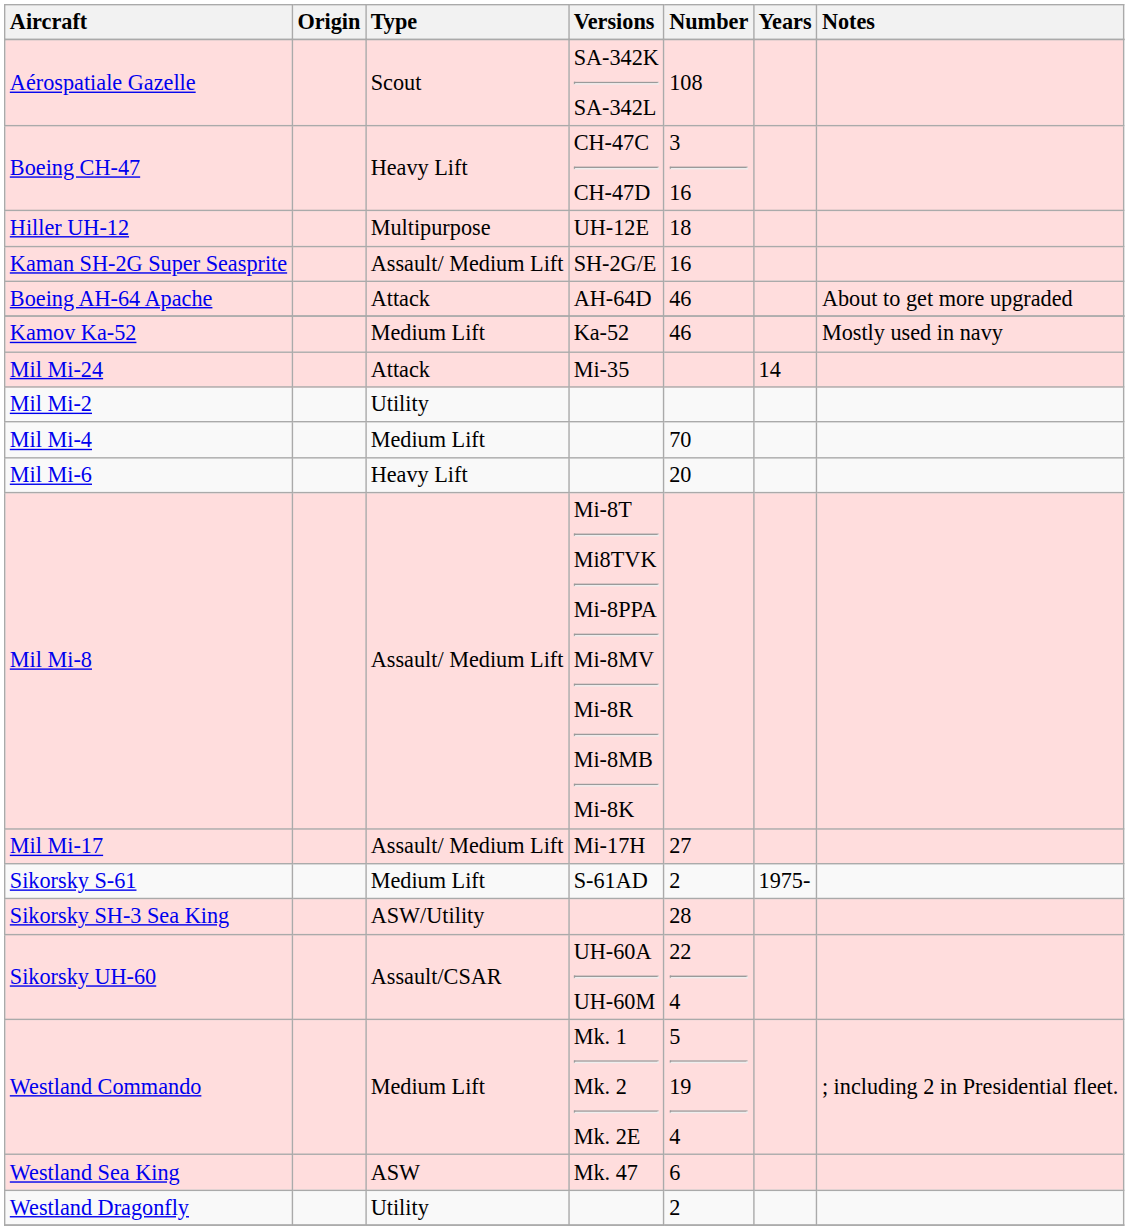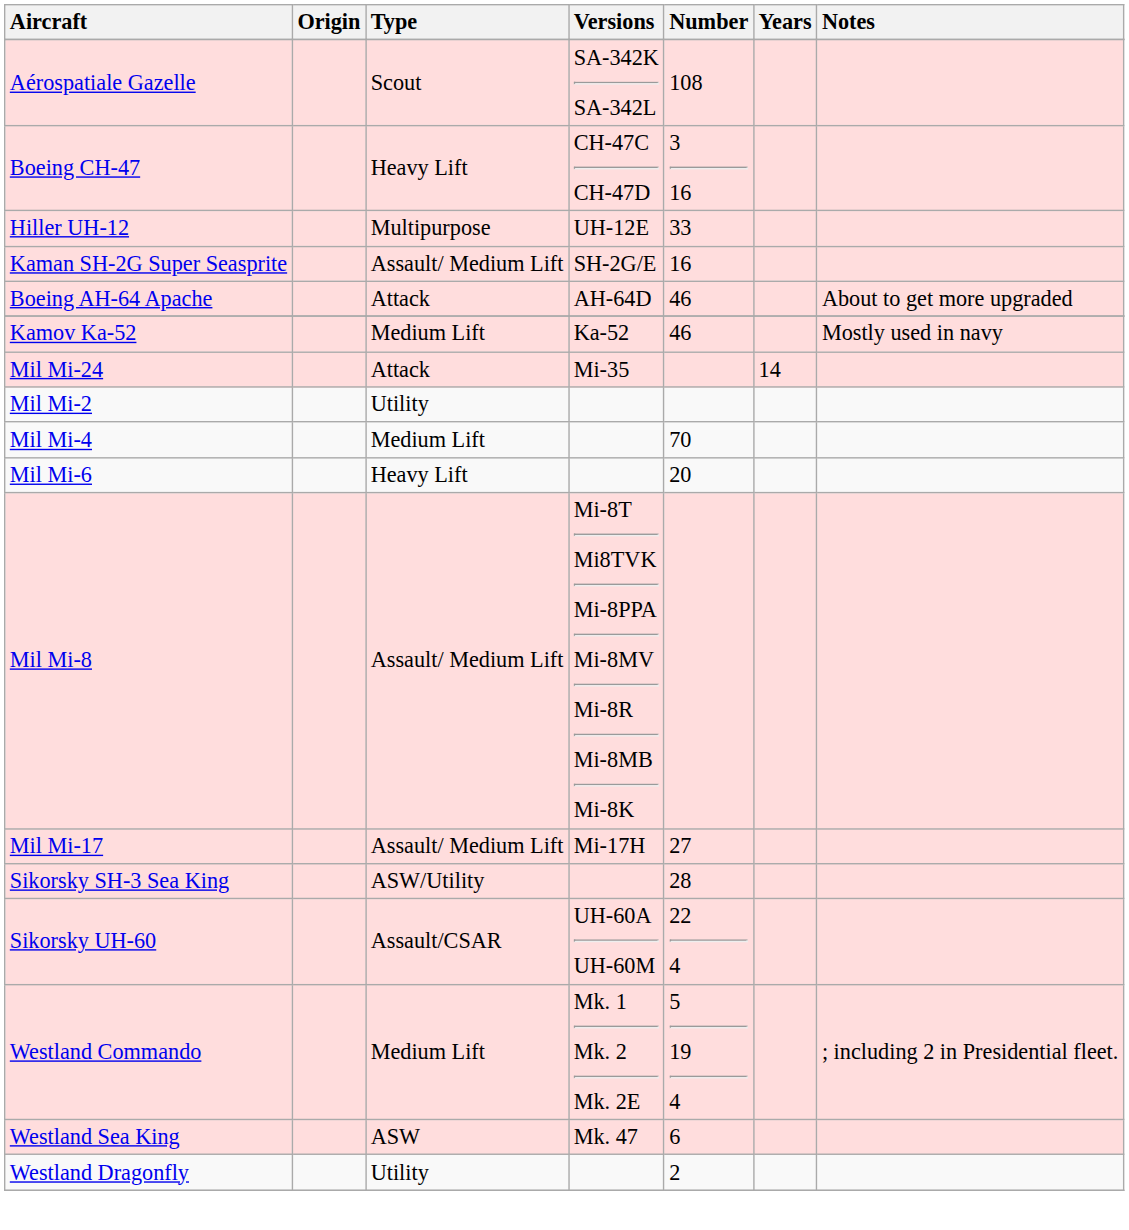(680, 228) 18 -> (680, 228) 33
- row: (73, 880)
